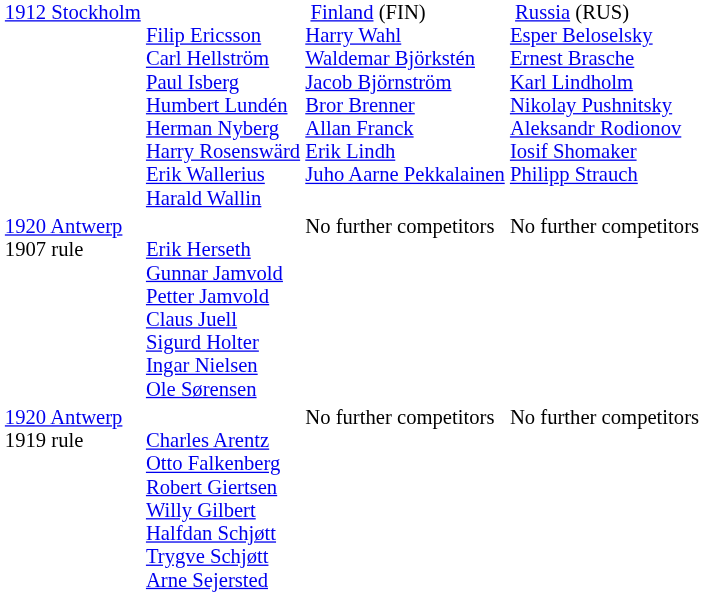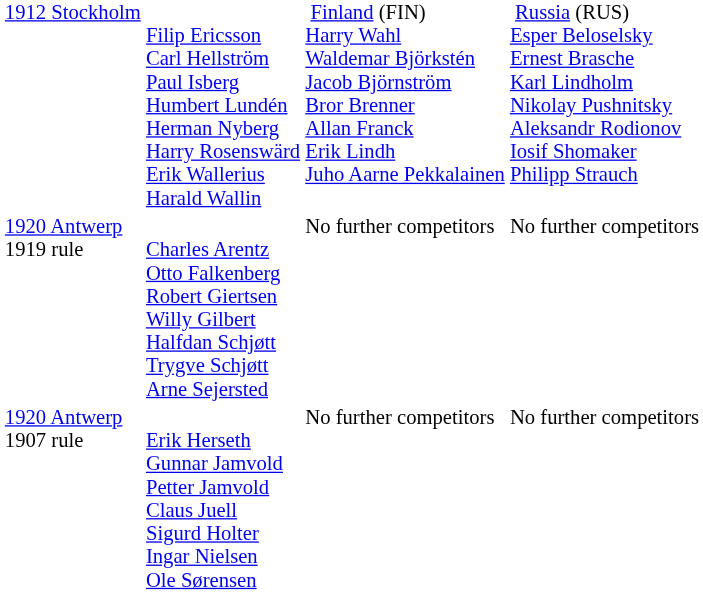rows swapped: (64, 238) <-> (64, 429)
